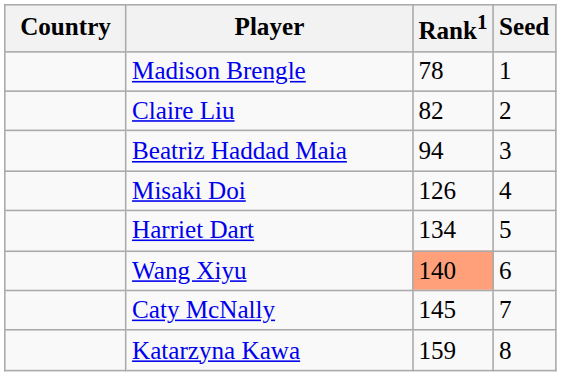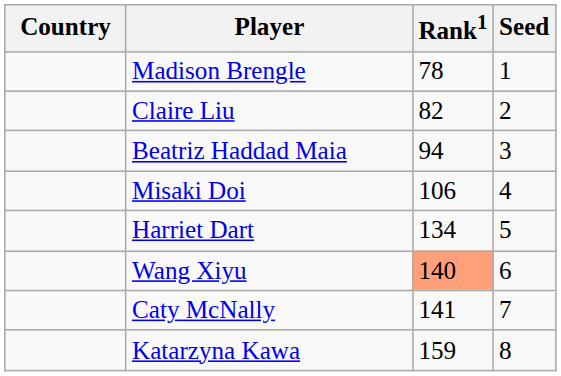(437, 190) 126 -> (437, 190) 106
(437, 310) 145 -> (437, 310) 141
